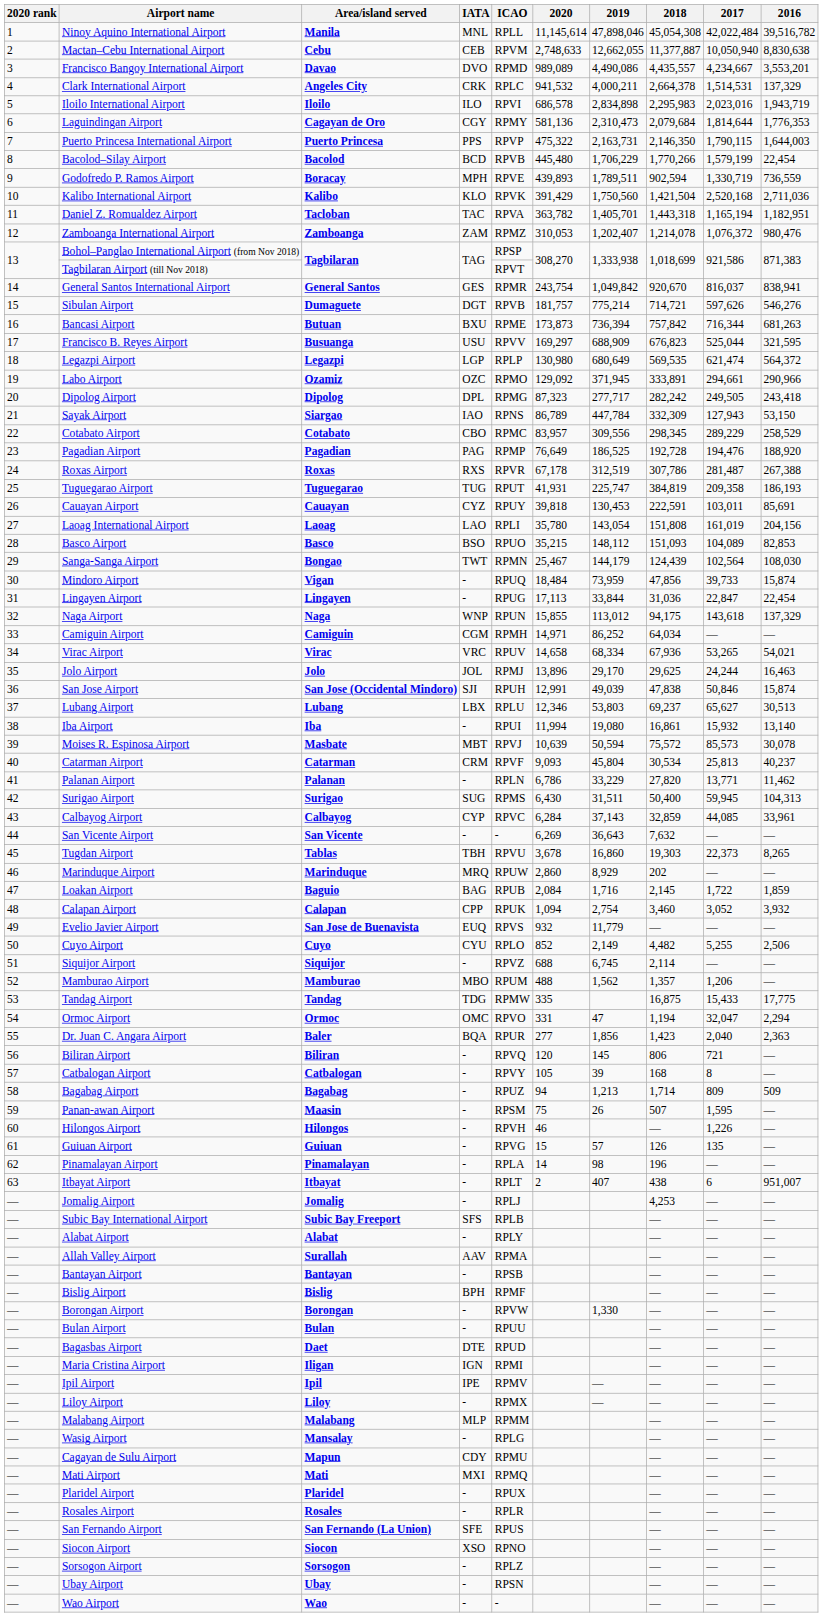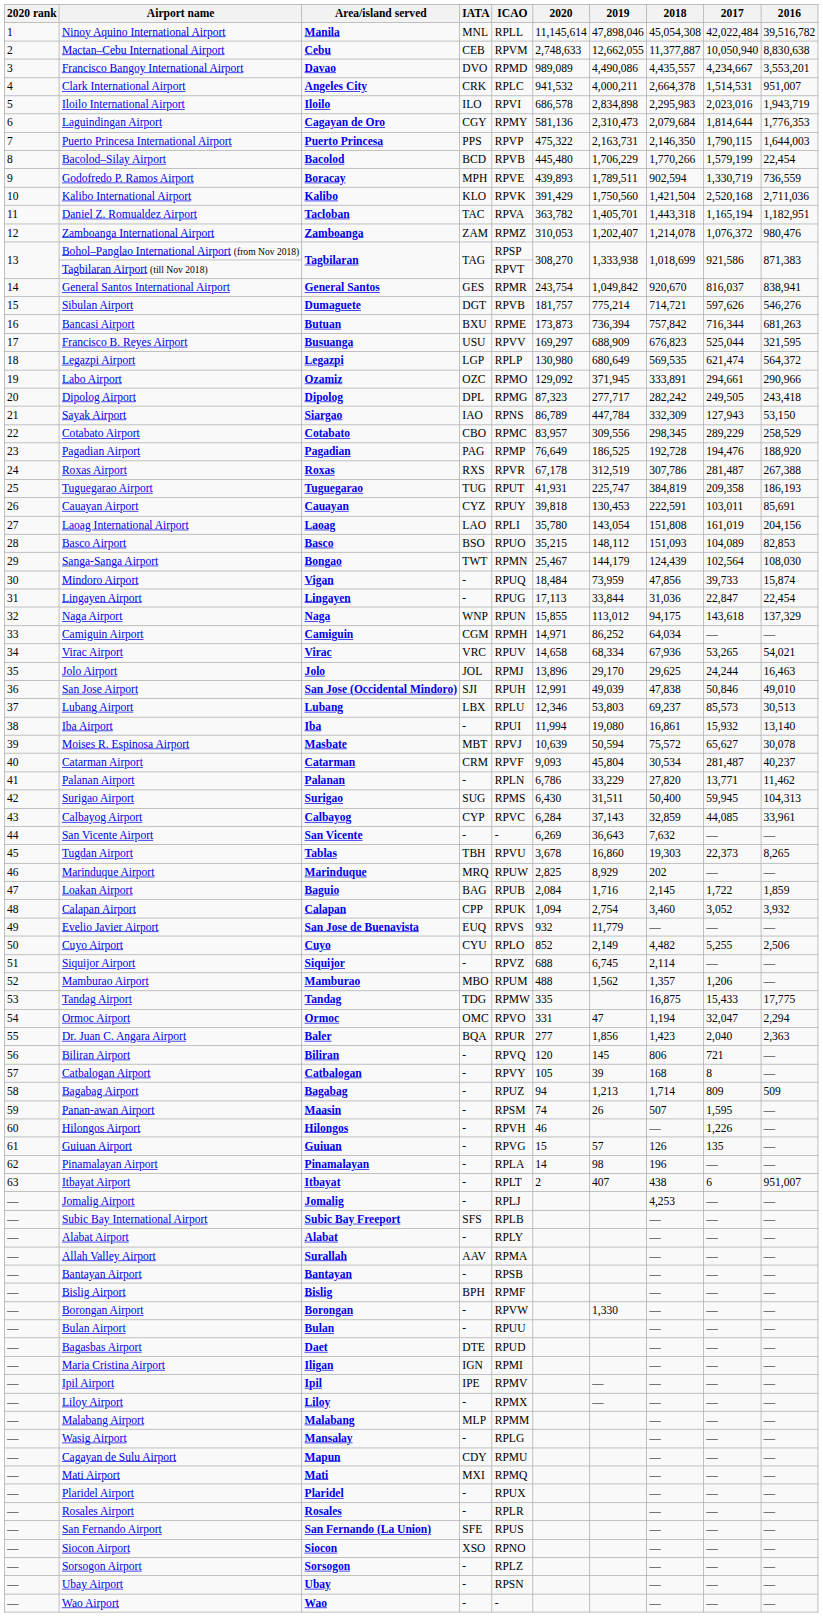(782, 86) 137,329 -> (782, 86) 951,007
(779, 689) 15,874 -> (779, 689) 49,010
(722, 707) 65,627 -> (722, 707) 85,573
(722, 744) 85,573 -> (722, 744) 65,627
(722, 762) 25,813 -> (725, 762) 281,487
(548, 872) 2,860 -> (548, 872) 2,825
(541, 1109) 75 -> (541, 1109) 74
